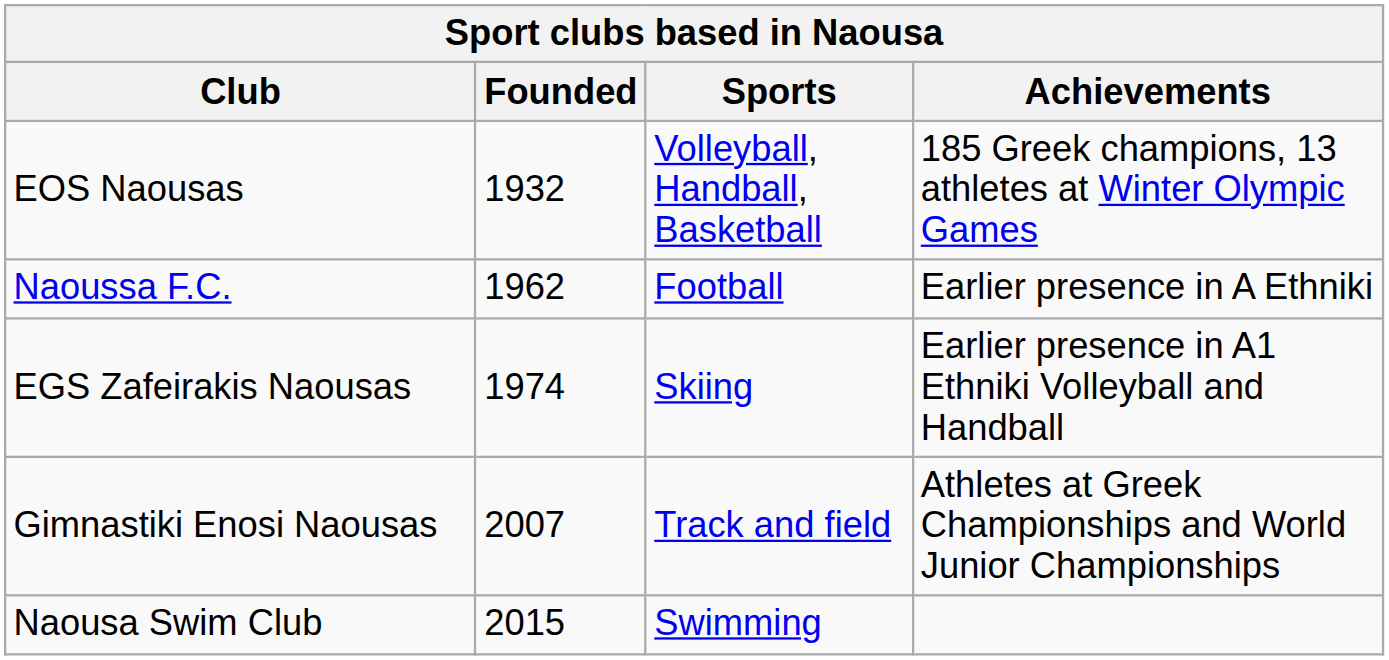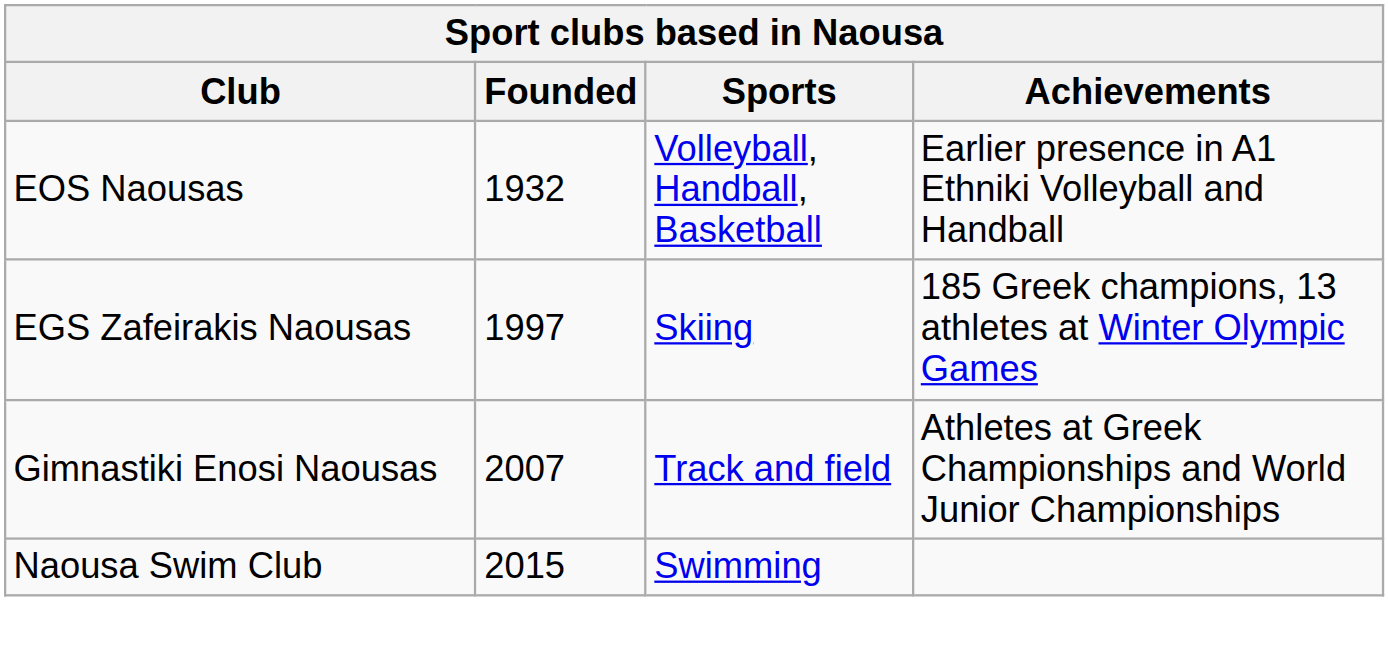(1133, 189) 185 Greek champions, 13 athletes at Winter Olympic Games -> (1098, 189) Earlier presence in A1 Ethniki Volleyball and Handball
- row: (123, 287)
(525, 386) 1974 -> (525, 328) 1997
(1098, 386) Earlier presence in A1 Ethniki Volleyball and Handball -> (1133, 328) 185 Greek champions, 13 athletes at Winter Olympic Games
